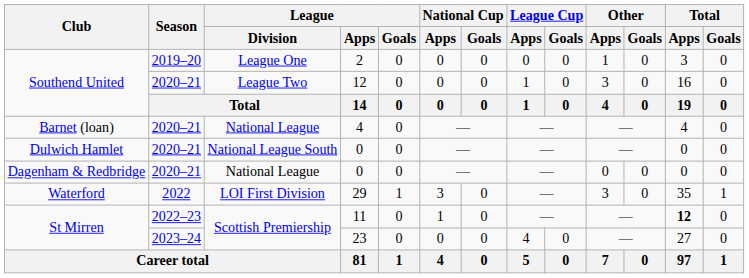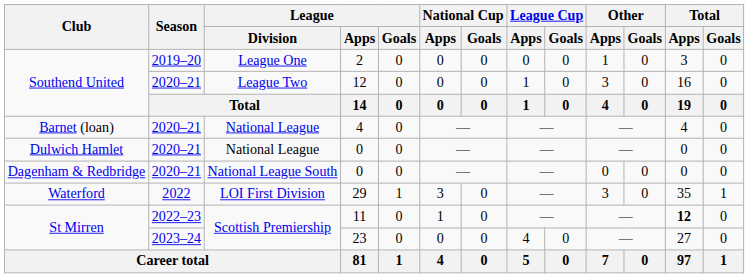(272, 149) National League South -> (272, 149) National League
(272, 171) National League -> (272, 171) National League South
